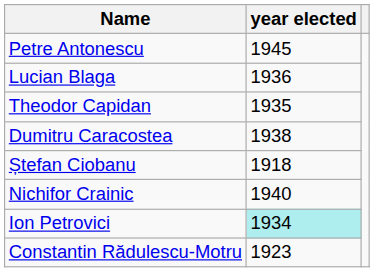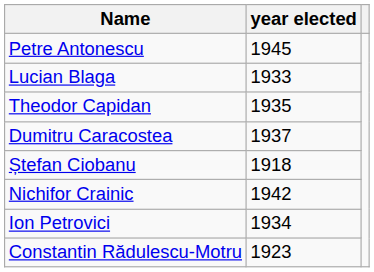(271, 77) 1936 -> (271, 77) 1933
(271, 135) 1938 -> (271, 135) 1937
(271, 194) 1940 -> (271, 194) 1942
(271, 223) paleturquoise background -> (271, 223) no background
